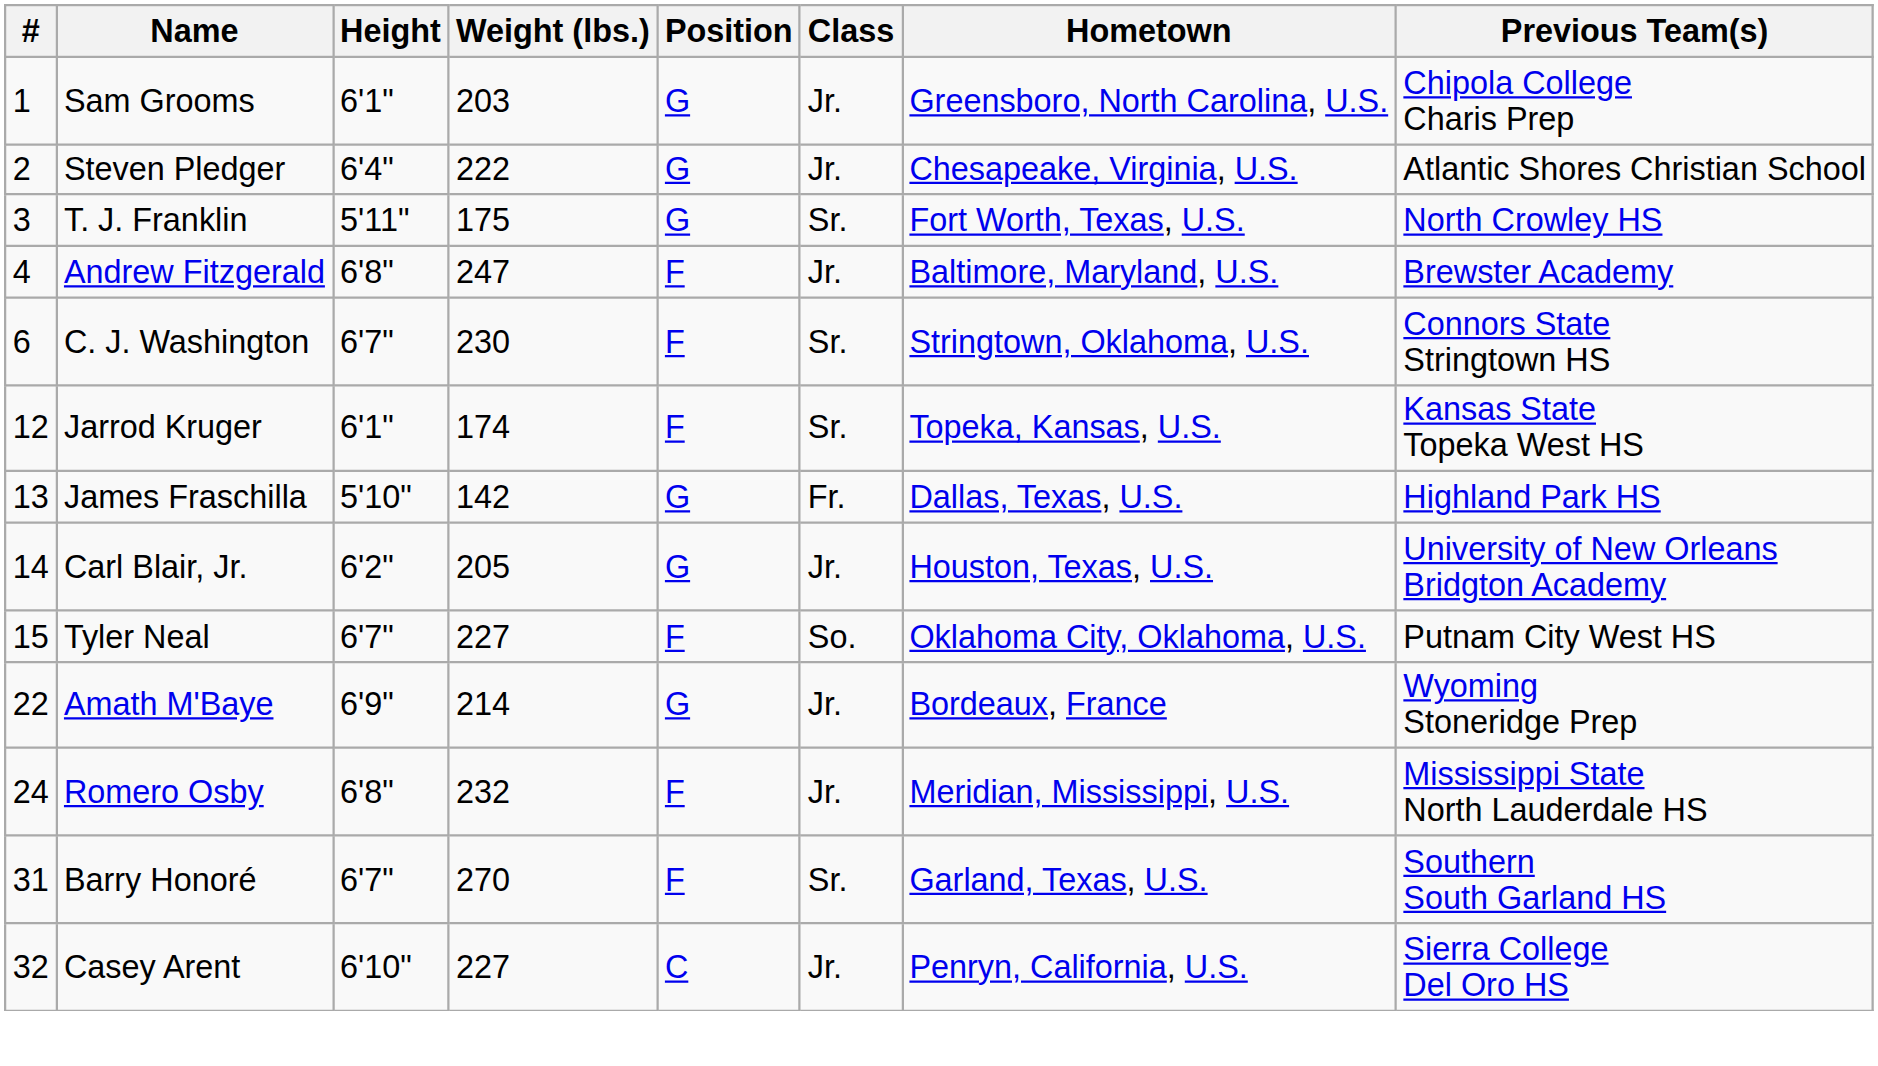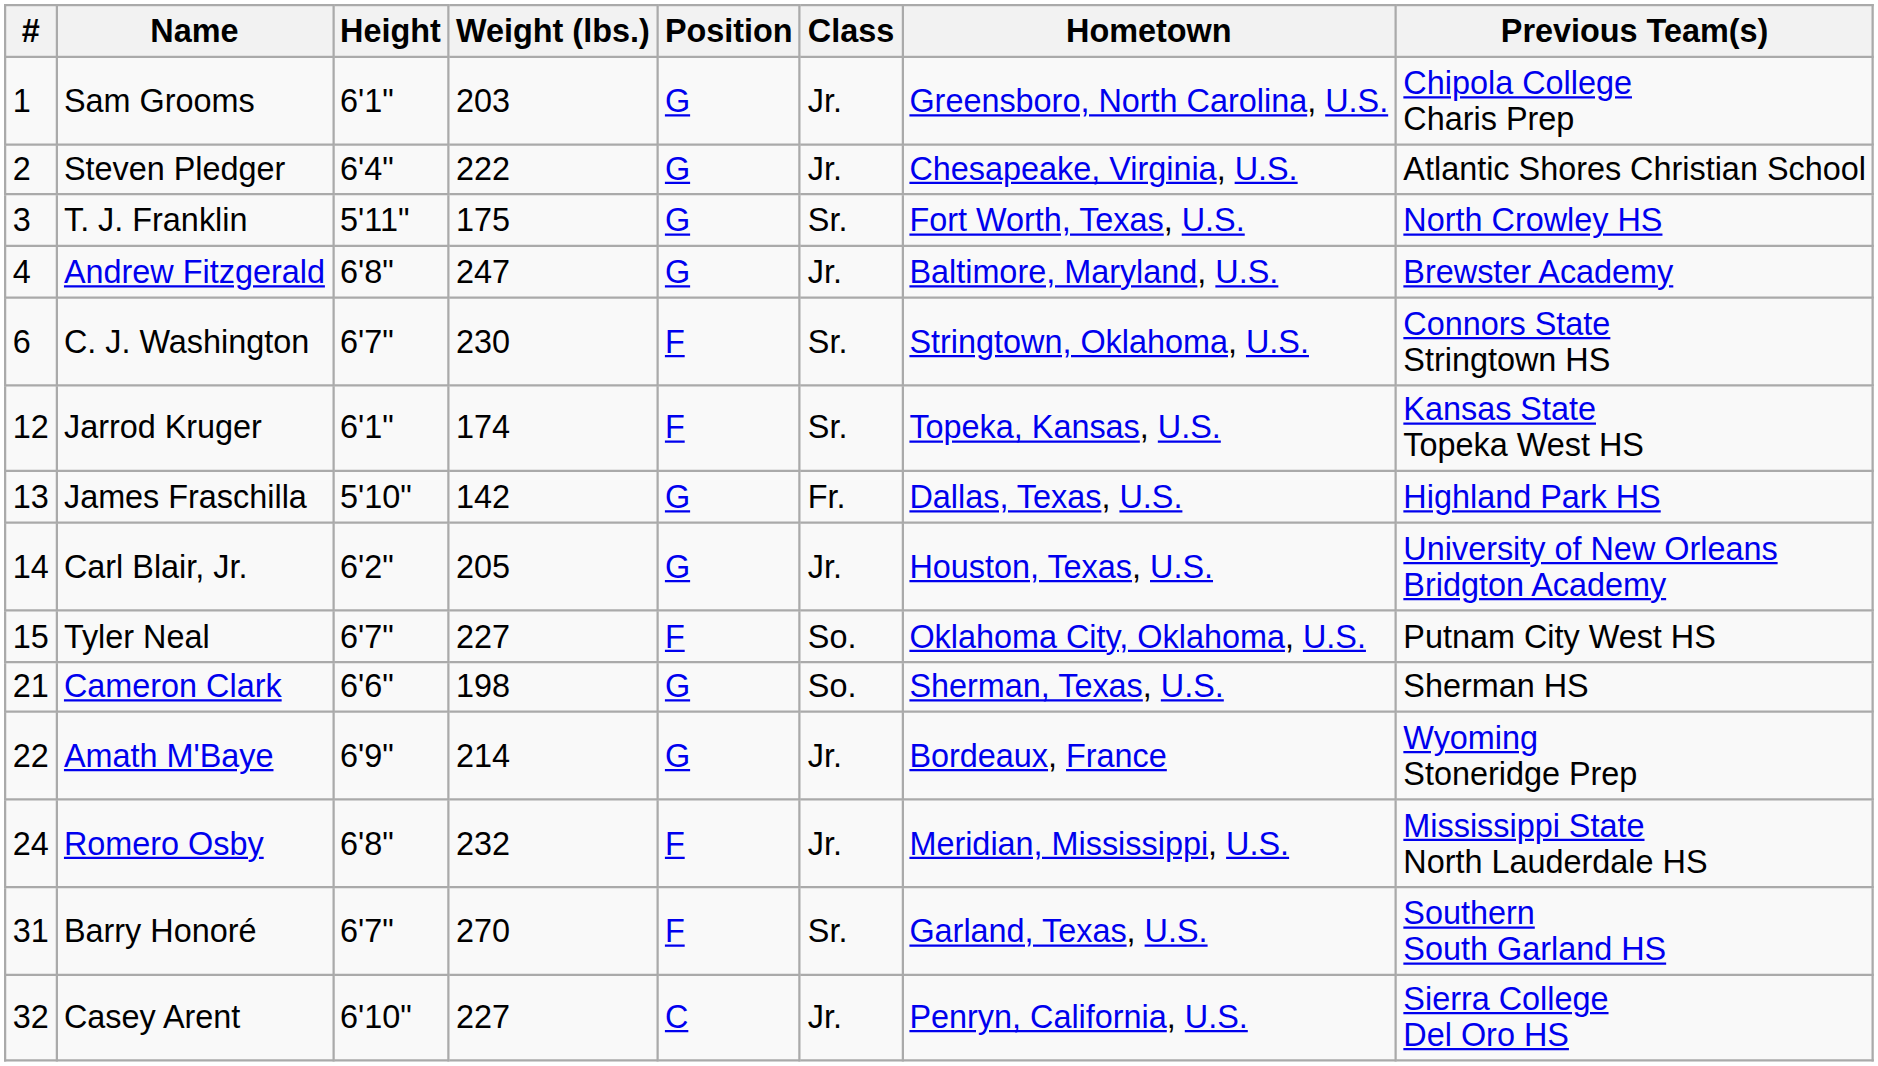(675, 272) F -> (678, 272) G
+ row: (173, 687)
